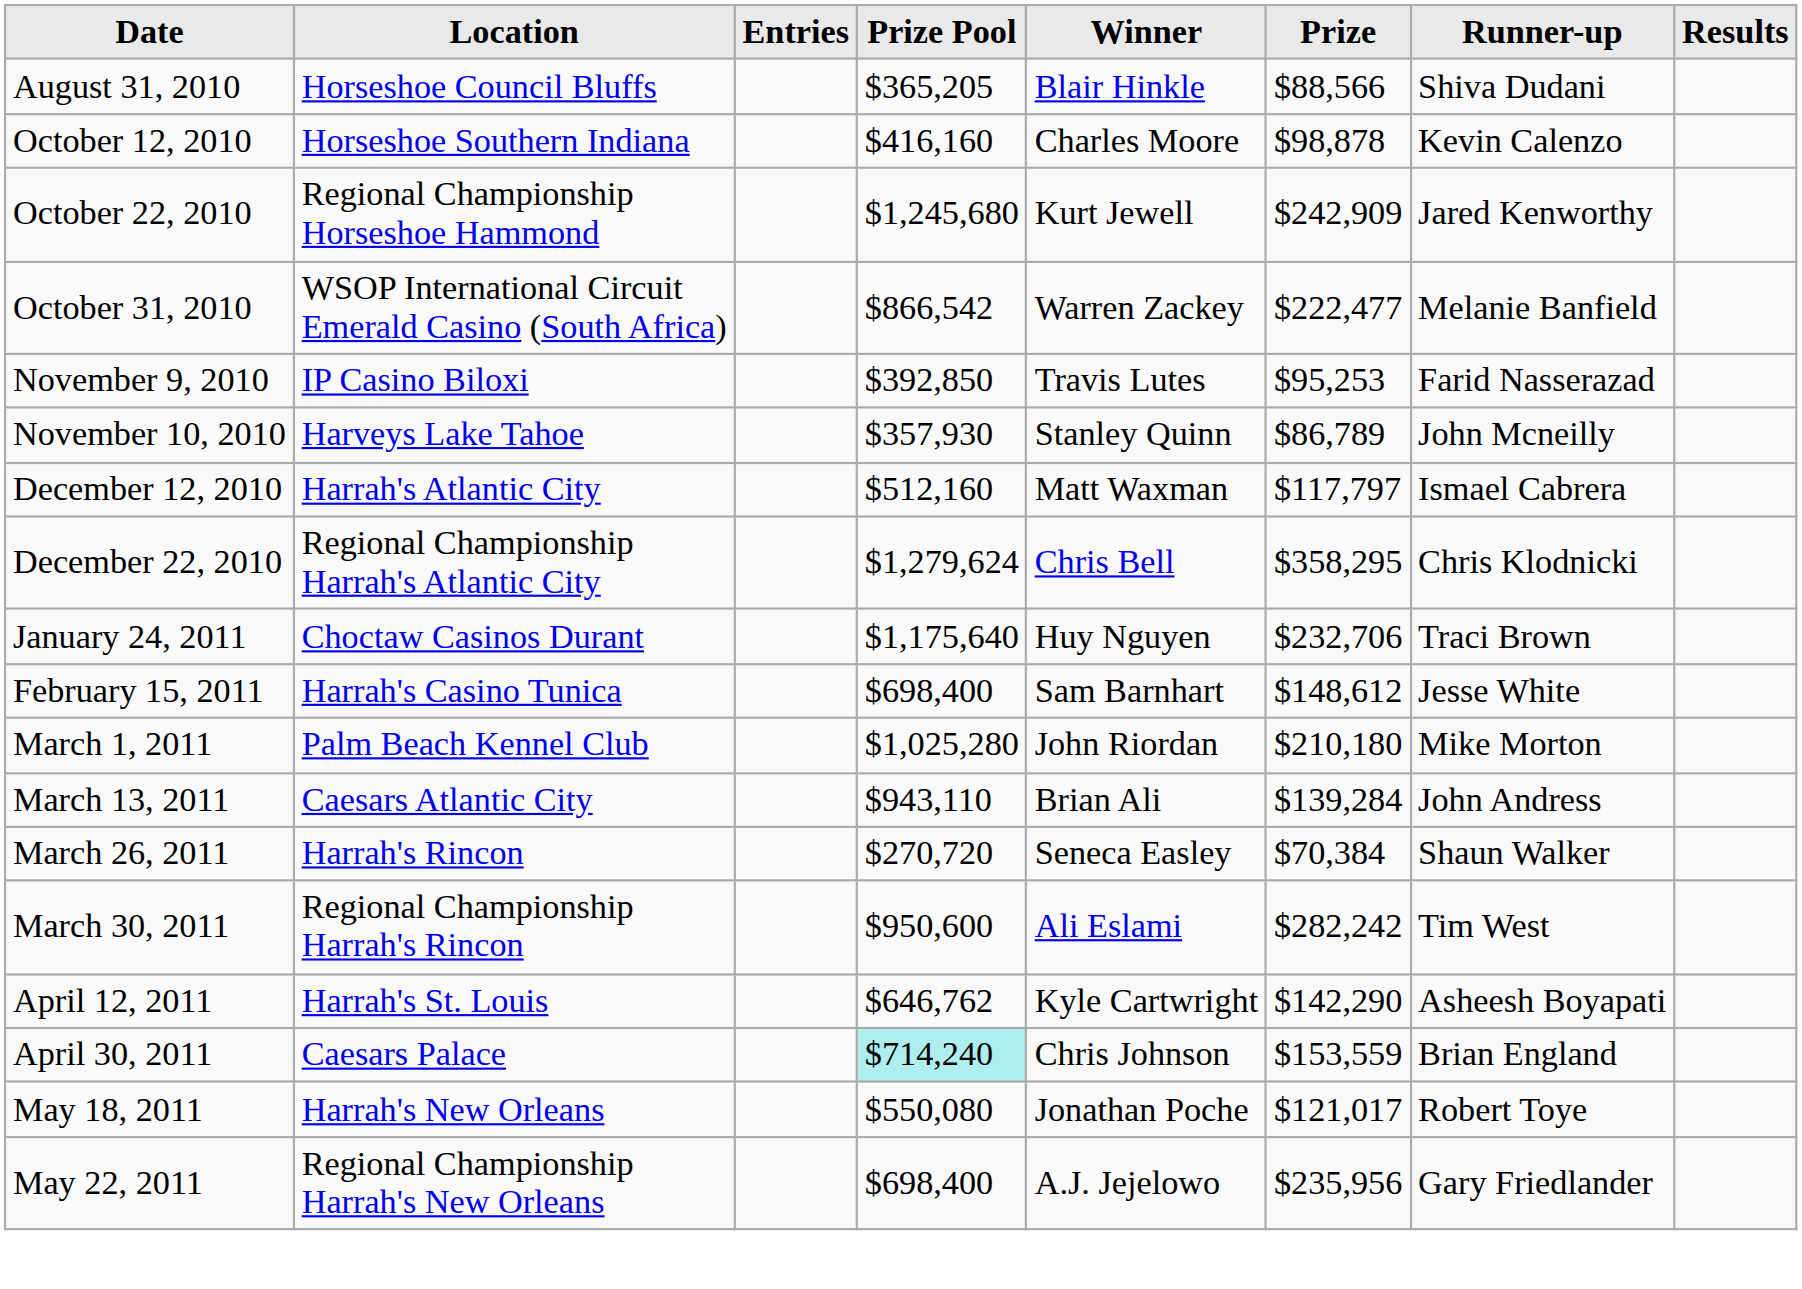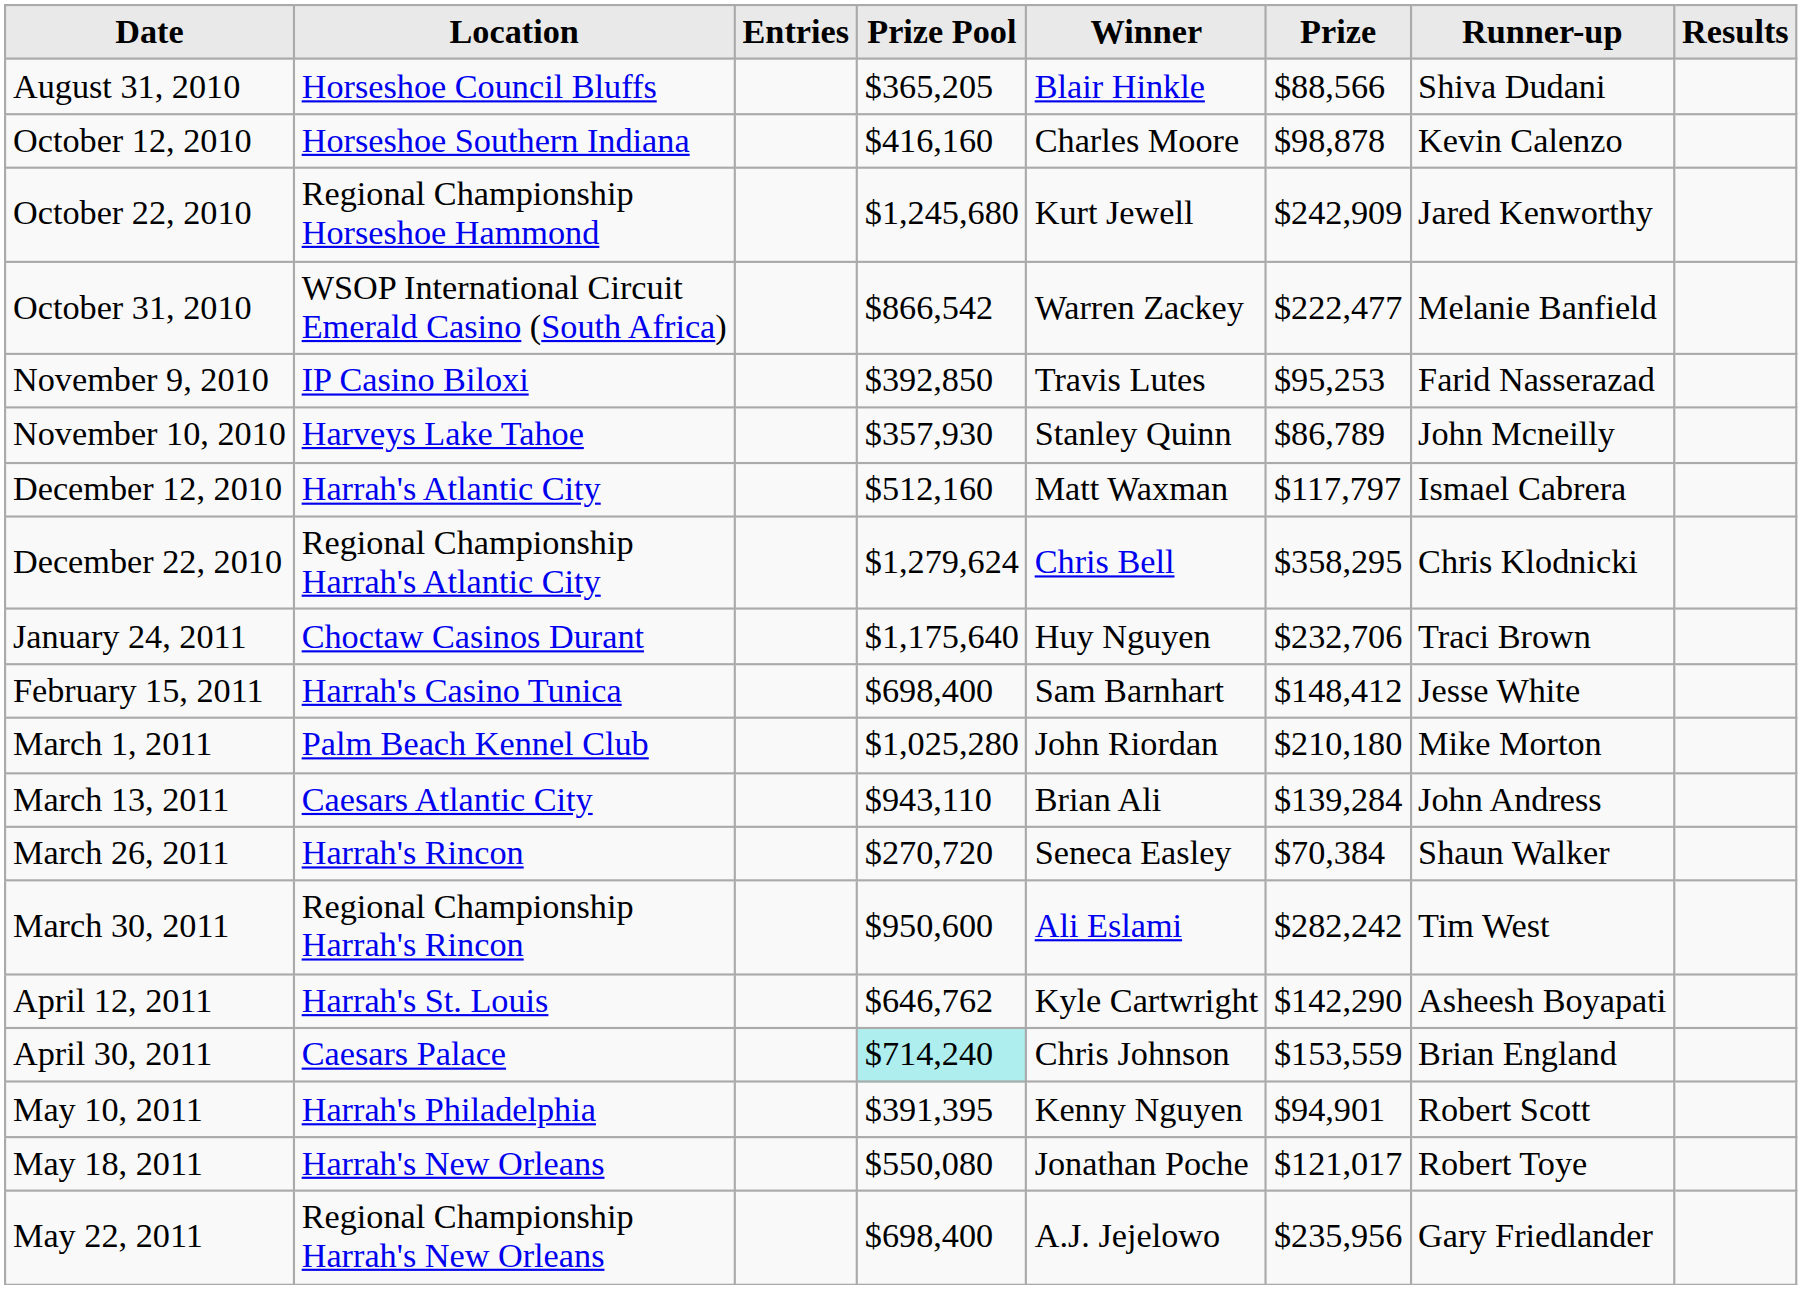(1338, 690) $148,612 -> (1338, 690) $148,412
+ row: (108, 1108)
